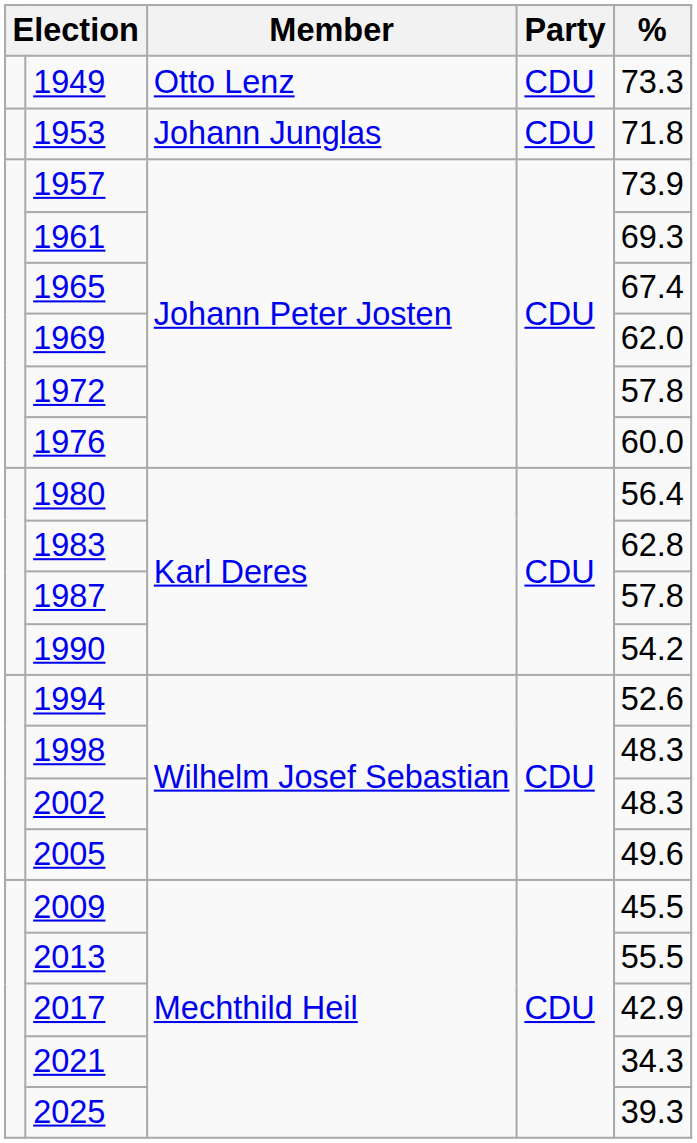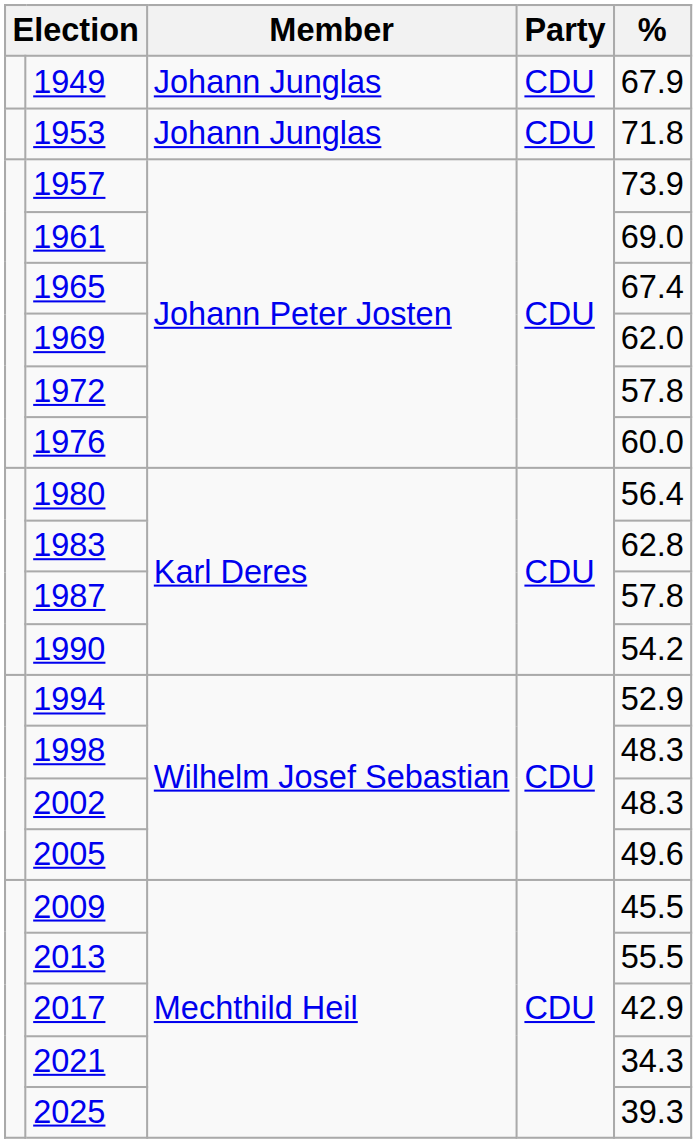(224, 81) Otto Lenz -> (268, 81) Johann Junglas
(652, 81) 73.3 -> (652, 81) 67.9
(652, 236) 69.3 -> (652, 236) 69.0
(652, 699) 52.6 -> (652, 699) 52.9
